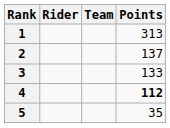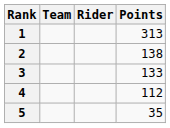columns swapped: (60, 14) <-> (99, 14)
(152, 54) 137 -> (152, 54) 138
(152, 93) bold -> (152, 93) normal
